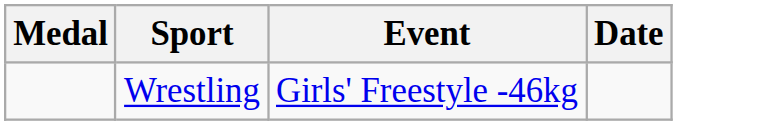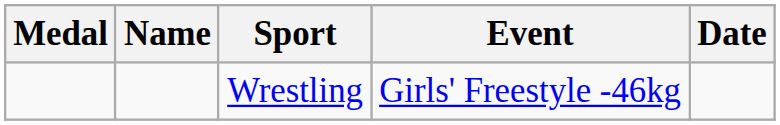+ column: (168, 33)
